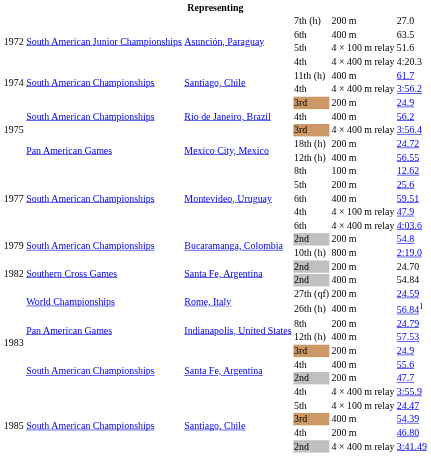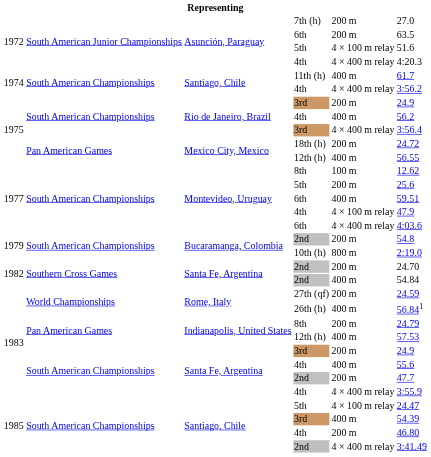(344, 34) 400 m -> (344, 34) 200 m
